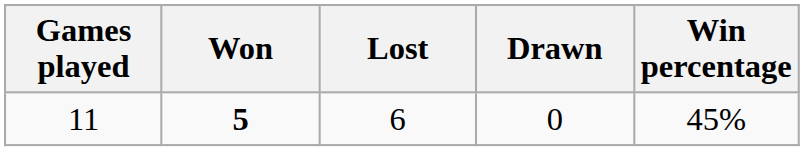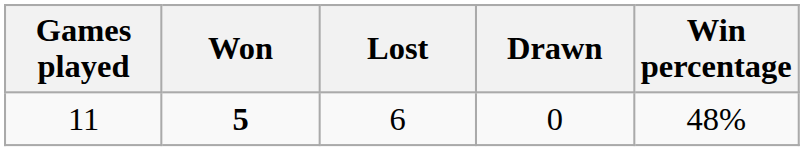(716, 118) 45% -> (716, 118) 48%
